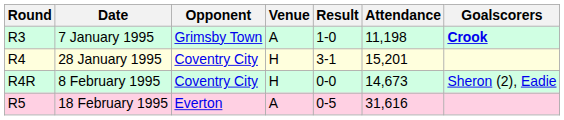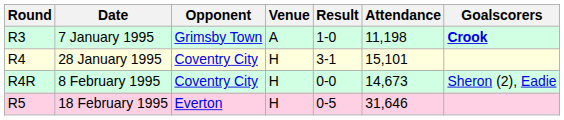(386, 59) 15,201 -> (386, 59) 15,101
(273, 103) A -> (274, 103) H
(386, 103) 31,616 -> (386, 103) 31,646
